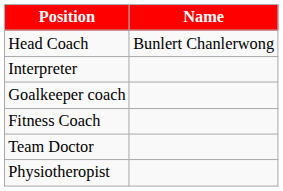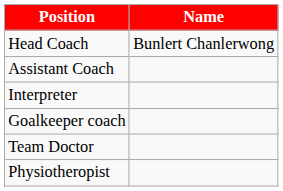+ row: (61, 69)
- row: (54, 120)
